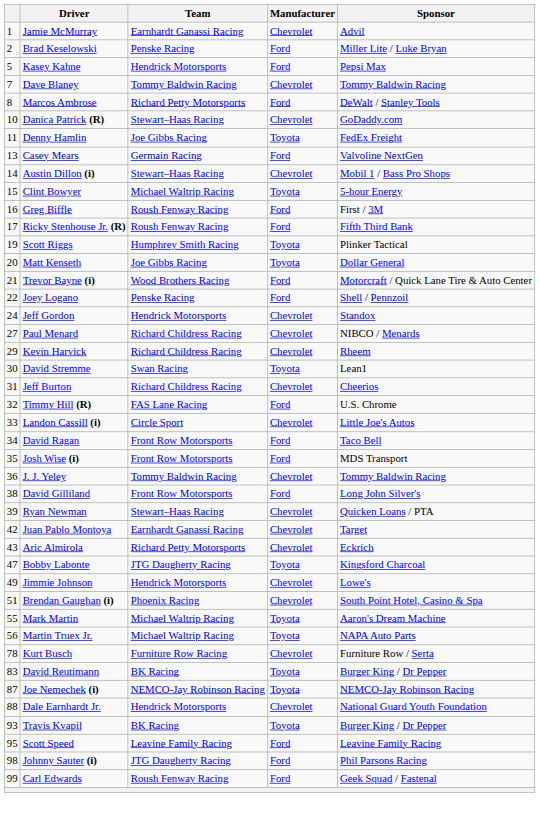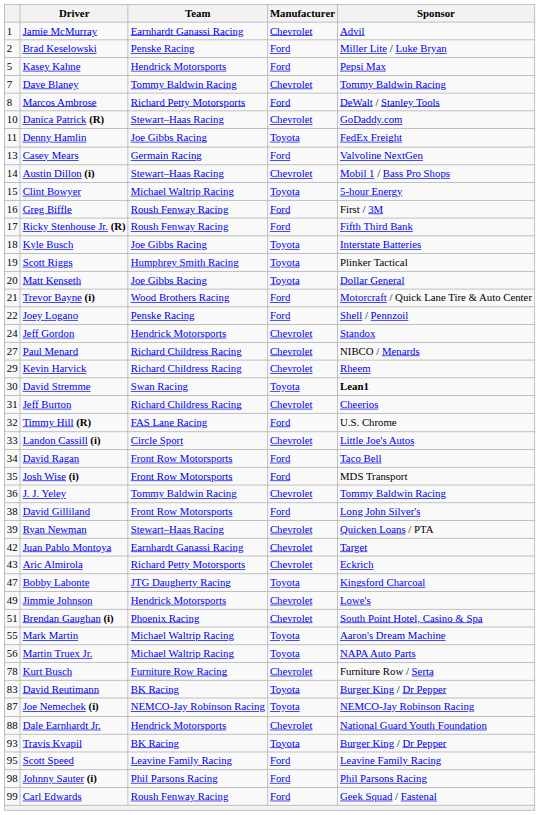+ row: (48, 244)
(353, 369) normal -> (354, 387) bold
(181, 760) JTG Daugherty Racing -> (174, 778) Phil Parsons Racing
